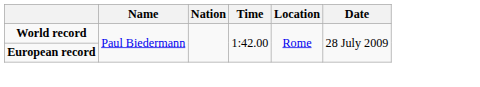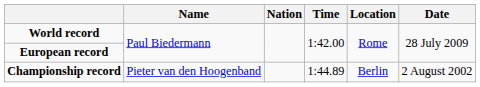+ row: (64, 71)
